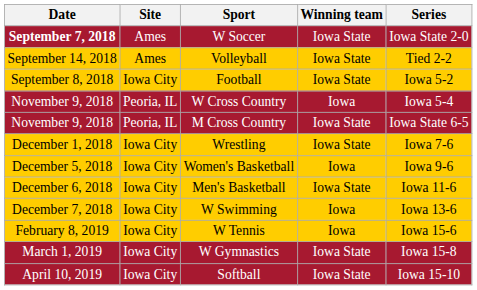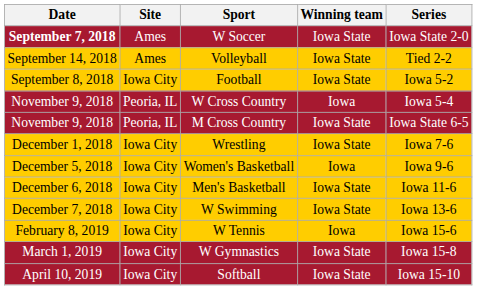(342, 209) Iowa -> (342, 209) Iowa State
